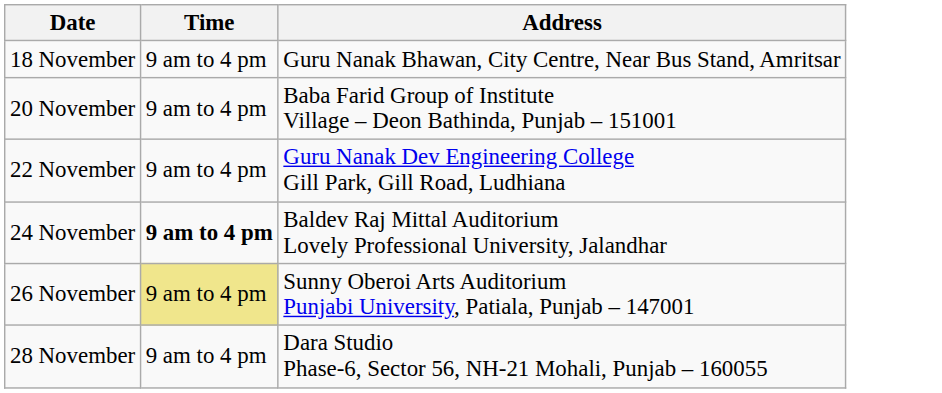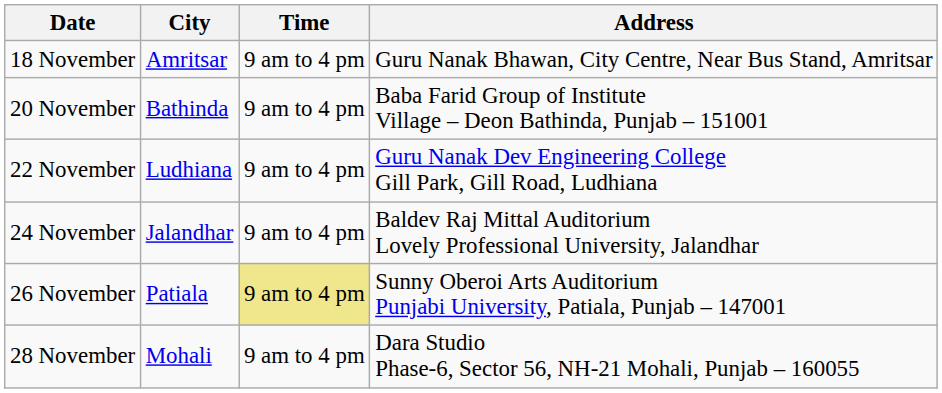+ column: (190, 22)
(209, 232) bold -> (304, 232) normal
